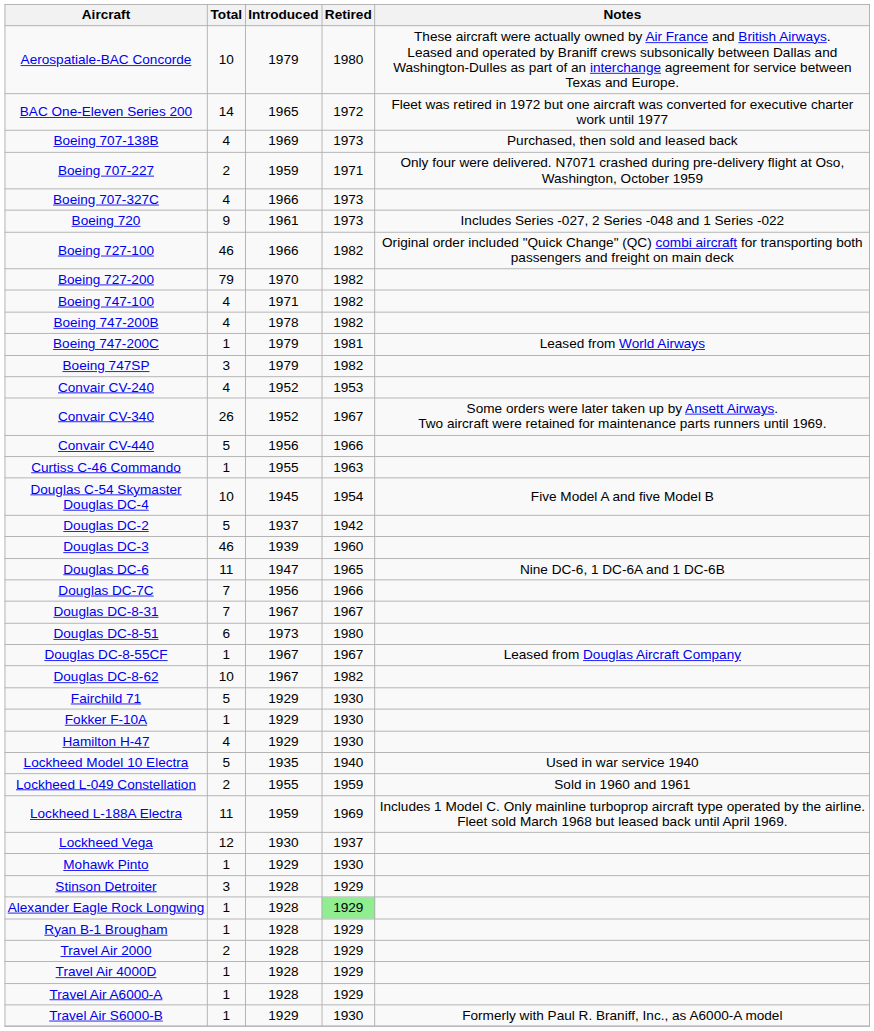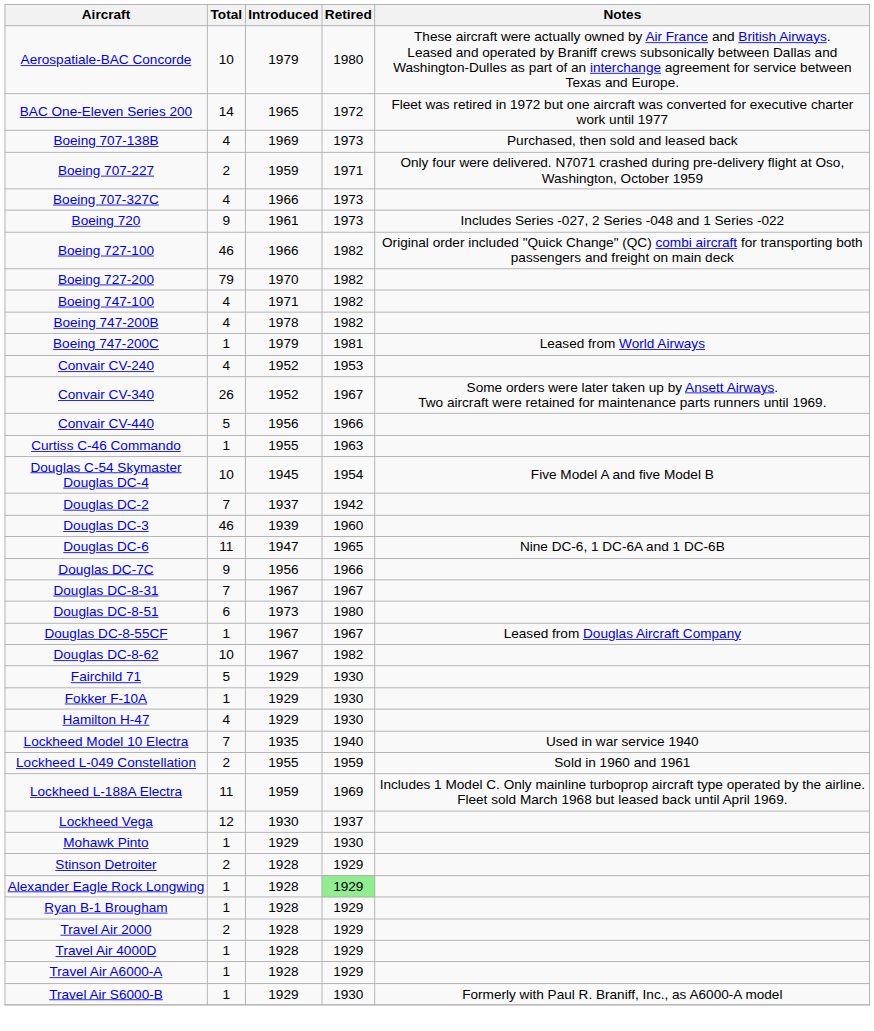- row: (106, 365)
(226, 525) 5 -> (226, 504) 7
(226, 590) 7 -> (226, 569) 9
(226, 763) 5 -> (226, 741) 7
(226, 886) 3 -> (226, 864) 2
